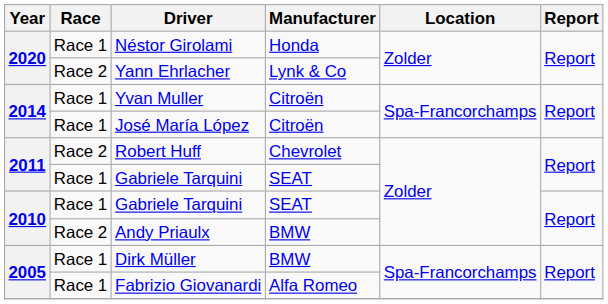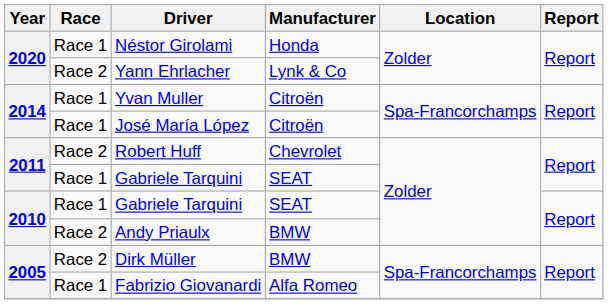(81, 258) Race 1 -> (81, 258) Race 2
